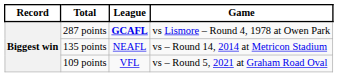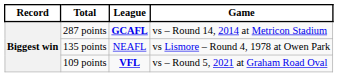(241, 30) vs Lismore – Round 4, 1978 at Owen Park -> (240, 30) vs – Round 14, 2014 at Metricon Stadium
(240, 47) vs – Round 14, 2014 at Metricon Stadium -> (241, 47) vs Lismore – Round 4, 1978 at Owen Park
(130, 63) normal -> (130, 63) bold
